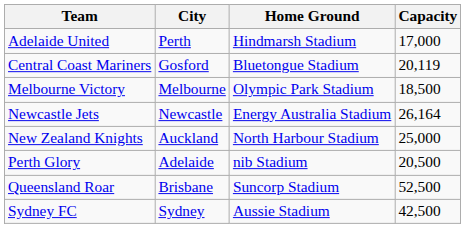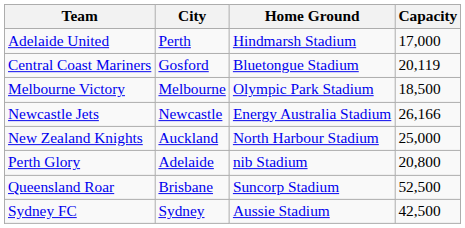(420, 114) 26,164 -> (420, 114) 26,166
(420, 162) 20,500 -> (420, 162) 20,800
